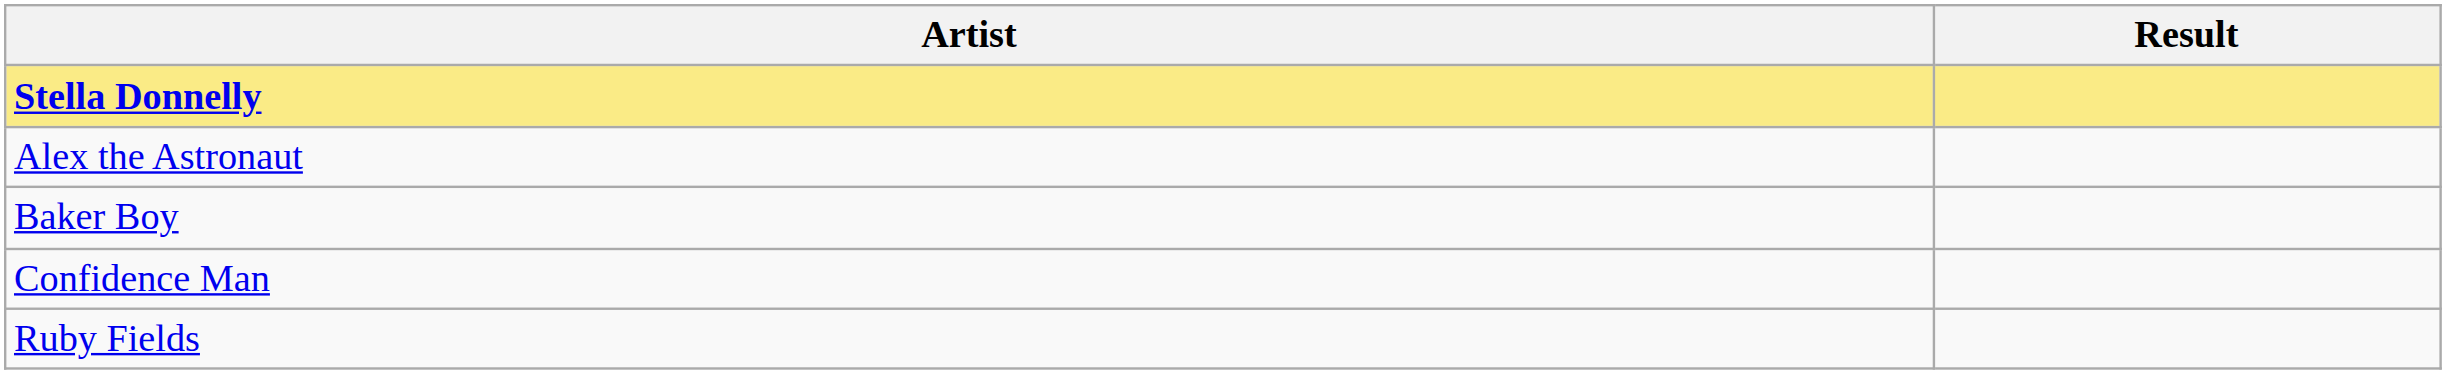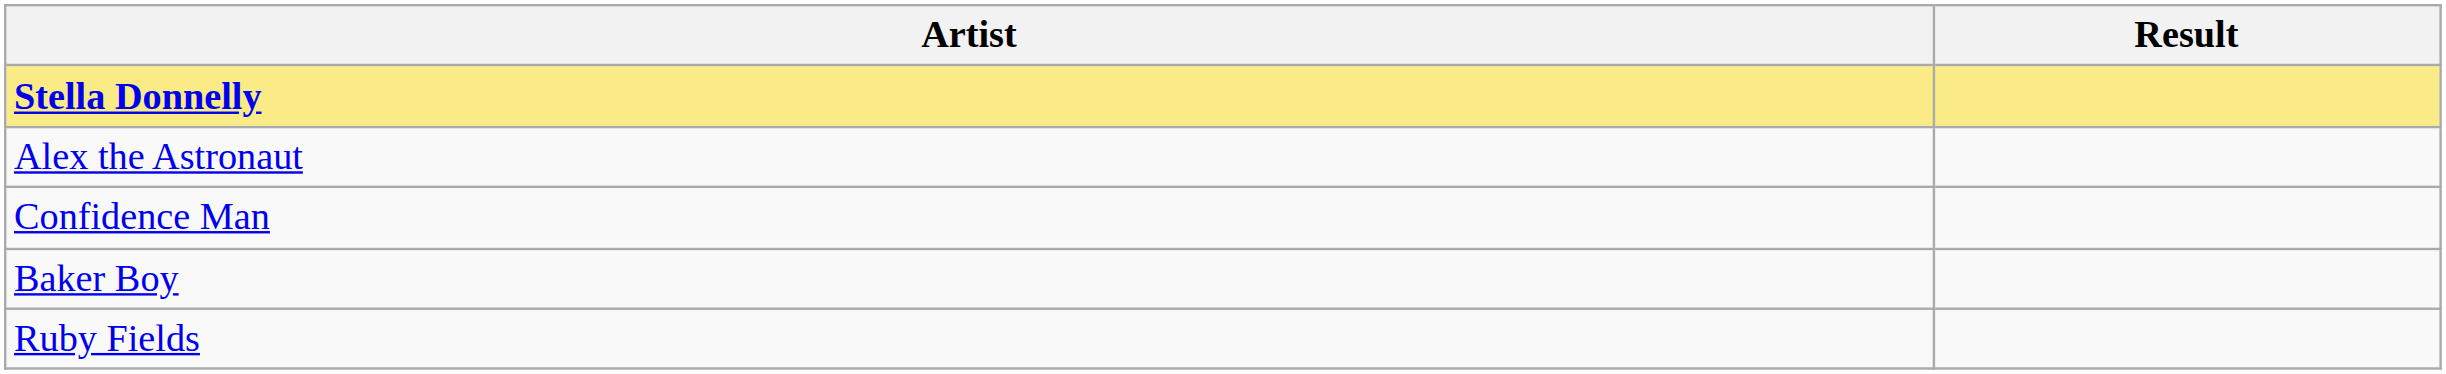rows swapped: (96, 216) <-> (142, 277)
